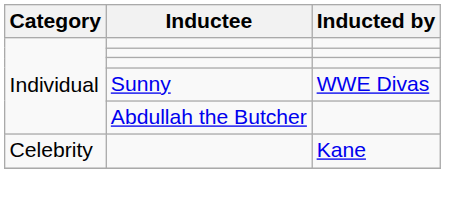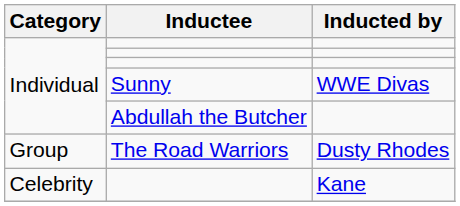+ row: (200, 150)
